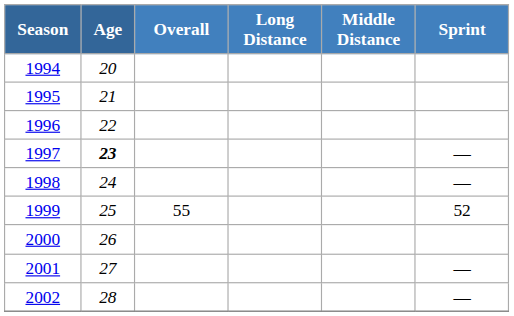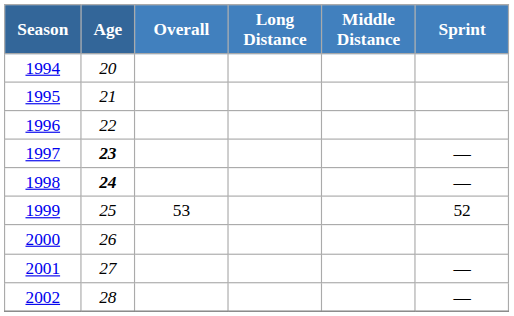(108, 182) normal -> (108, 182) bold
(181, 210) 55 -> (181, 210) 53
